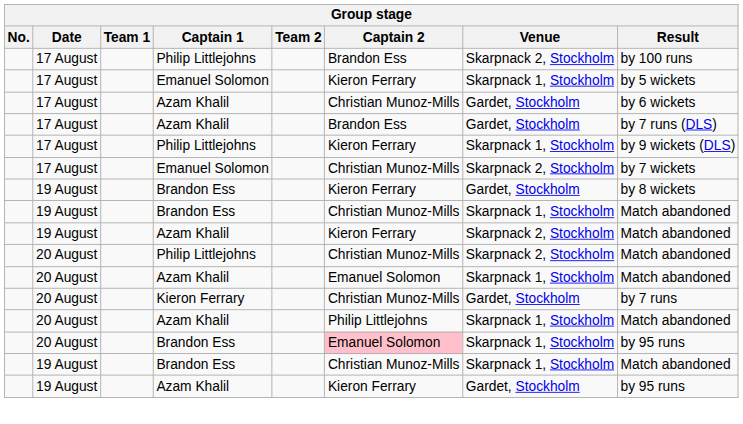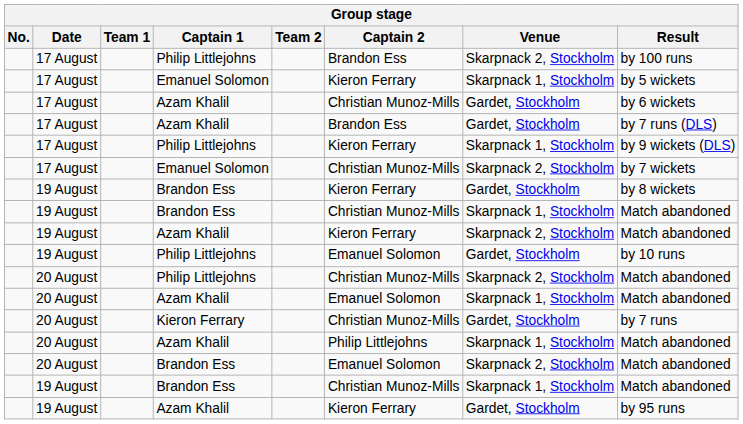+ row: (67, 255)
(384, 342) pink background -> (384, 364) no background
(540, 342) Skarpnack 1, Stockholm -> (540, 364) Skarpnack 2, Stockholm
(653, 342) by 95 runs -> (676, 364) Match abandoned
